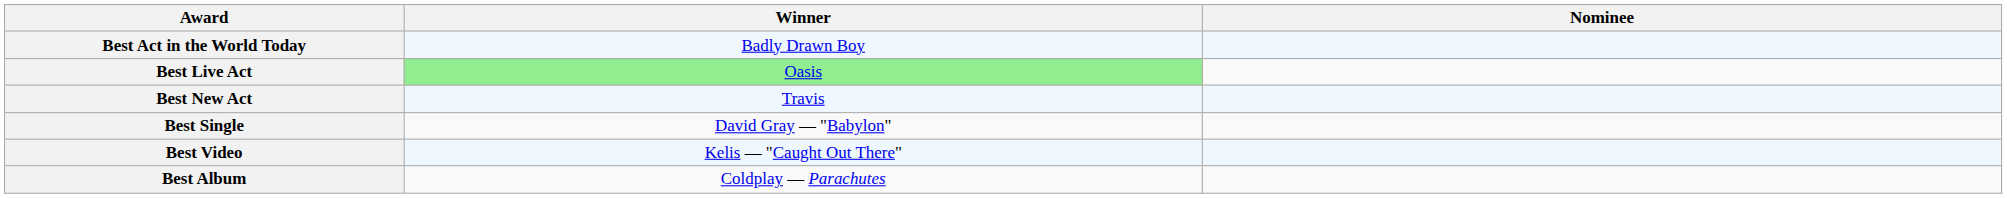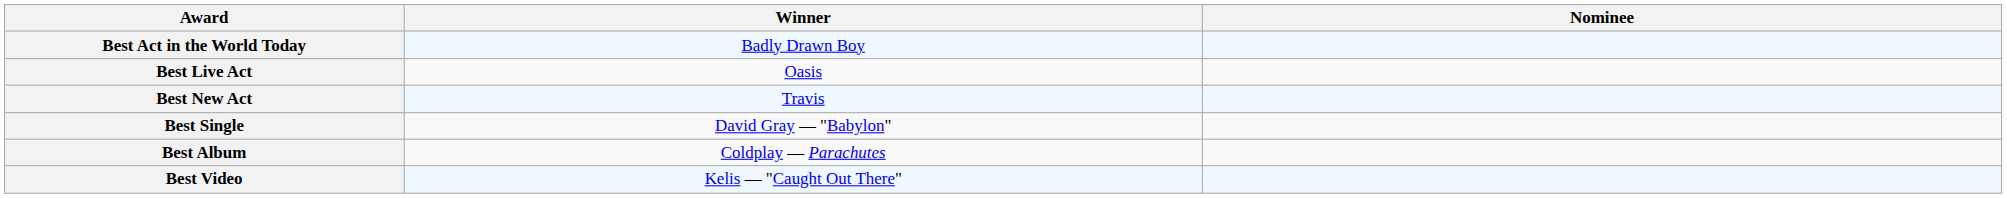(803, 71) lightgreen background -> (803, 71) no background
rows swapped: (204, 152) <-> (204, 179)
